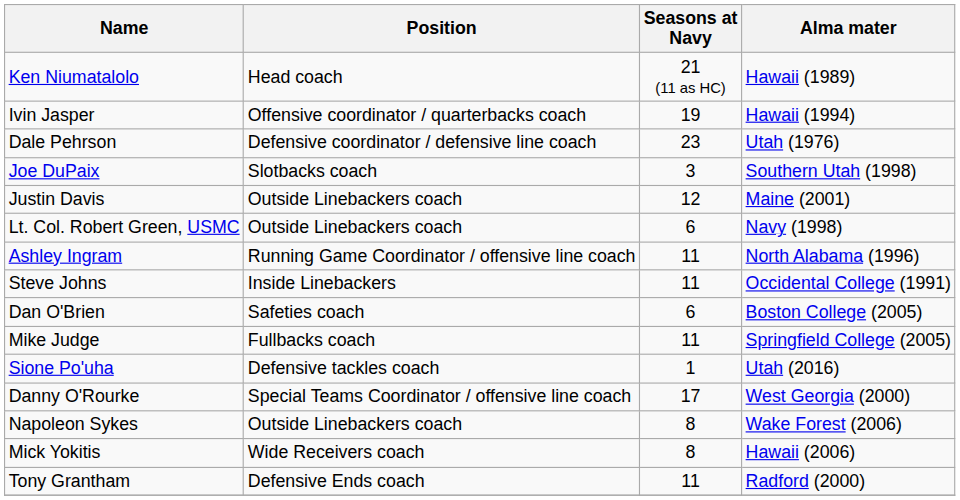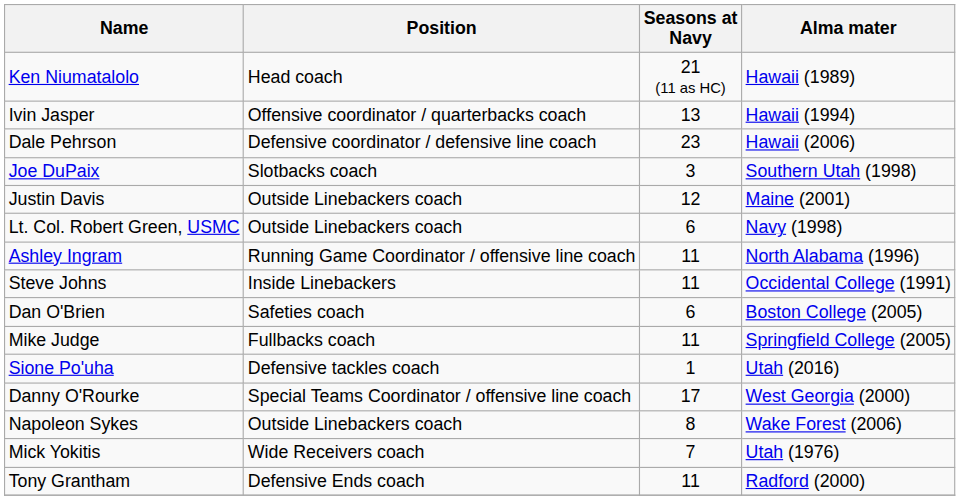(691, 114) 19 -> (691, 114) 13
(793, 143) Utah (1976) -> (800, 143) Hawaii (2006)
(691, 452) 8 -> (691, 452) 7
(800, 452) Hawaii (2006) -> (793, 452) Utah (1976)
